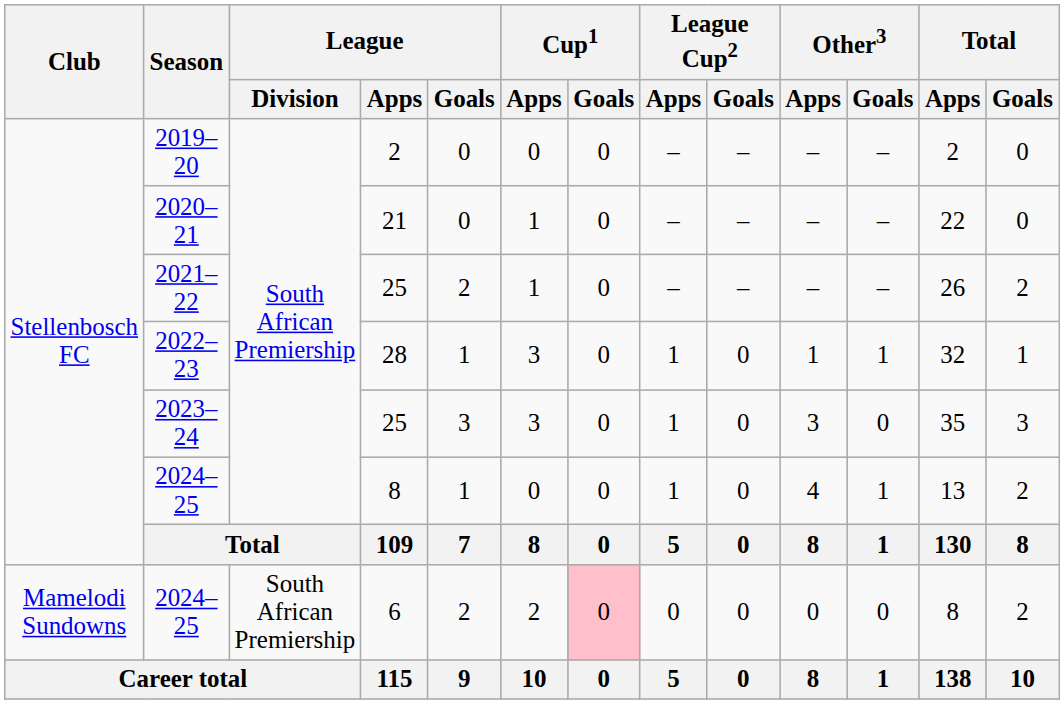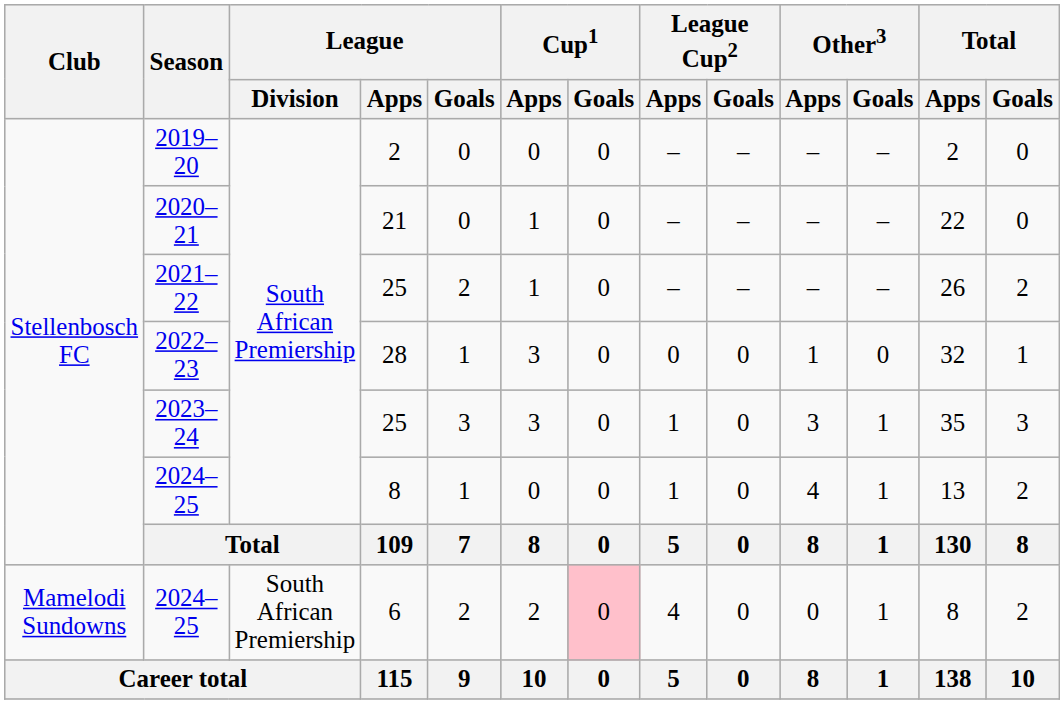(674, 355) 1 -> (674, 355) 0
(883, 355) 1 -> (883, 355) 0
(883, 422) 0 -> (883, 422) 1
(674, 611) 0 -> (674, 611) 4
(883, 611) 0 -> (883, 611) 1
